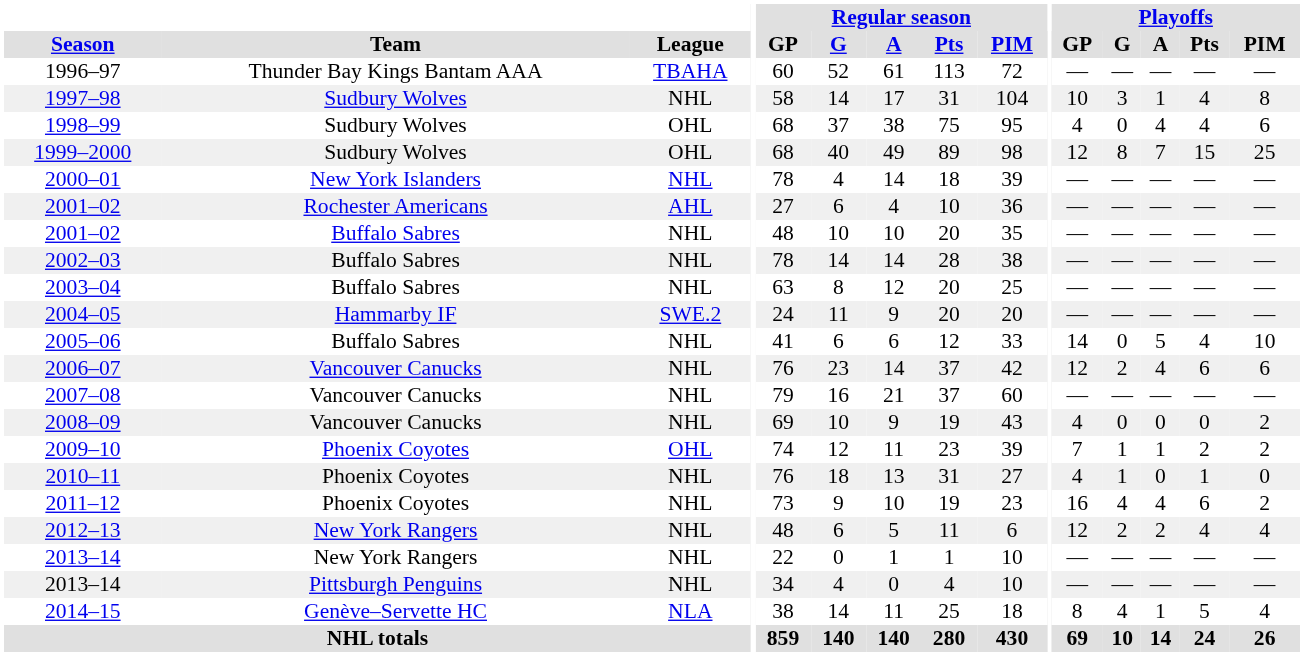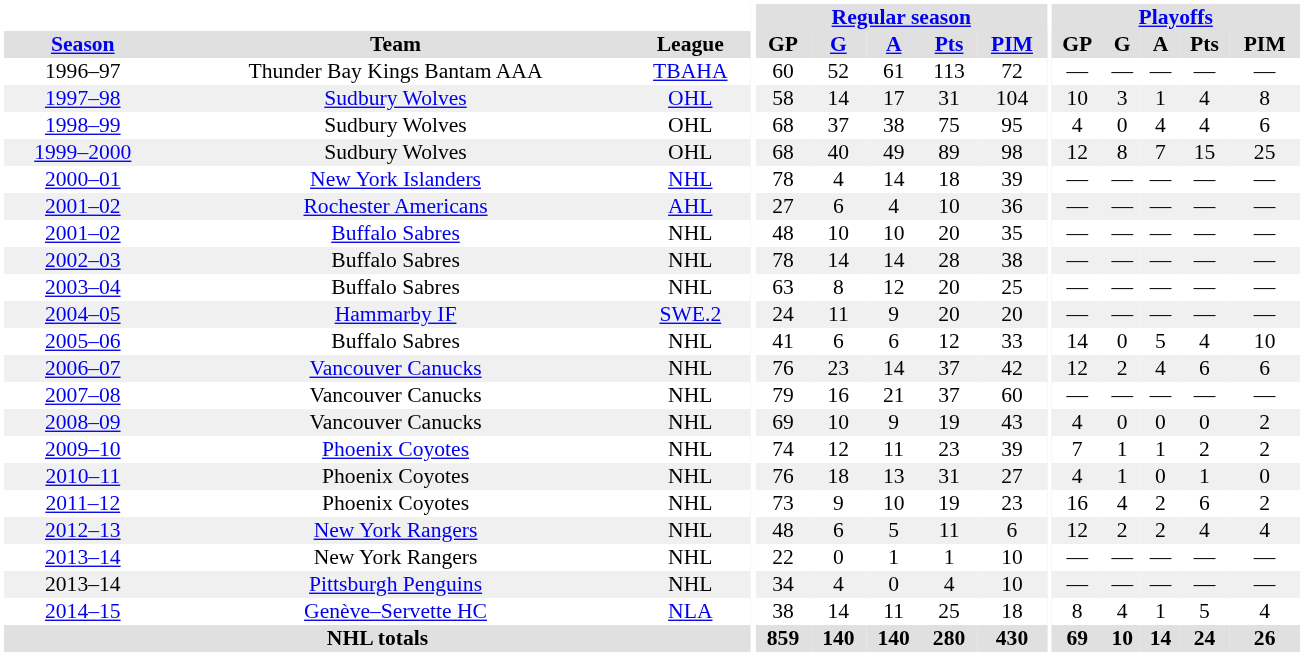(690, 98) NHL -> (690, 98) OHL
(690, 449) OHL -> (690, 449) NHL
(1161, 503) 4 -> (1161, 503) 2
